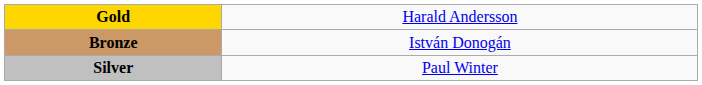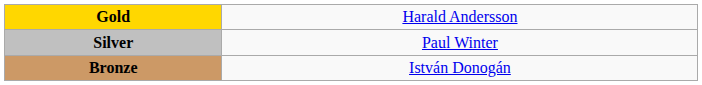rows swapped: (113, 67) <-> (113, 42)
